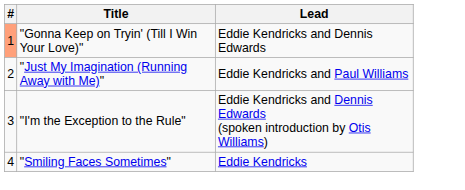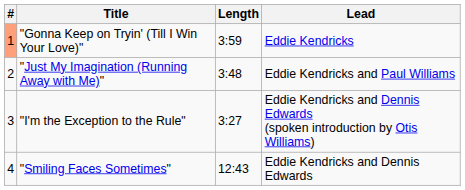+ column: (238, 14)
(295, 40) Eddie Kendricks and Dennis Edwards -> (309, 40) Eddie Kendricks
(262, 161) Eddie Kendricks -> (342, 168) Eddie Kendricks and Dennis Edwards
